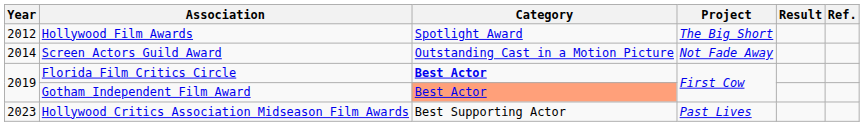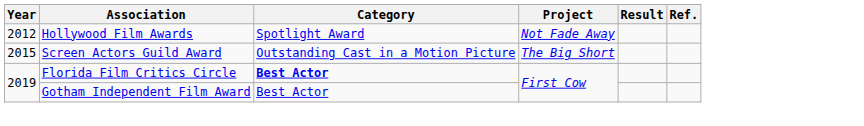(726, 34) The Big Short -> (568, 34) Not Fade Away
(22, 53) 2014 -> (22, 53) 2015
(726, 53) Not Fade Away -> (568, 53) The Big Short
(451, 92) lightsalmon background -> (292, 92) no background
- row: (225, 112)
